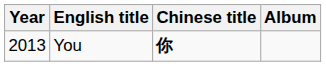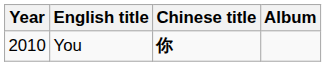(27, 46) 2013 -> (27, 46) 2010
